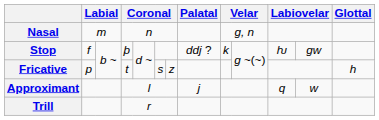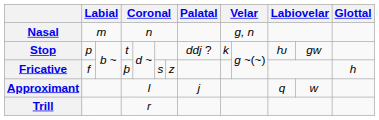(89, 50) f -> (89, 50) p
(127, 50) þ -> (127, 50) t
(89, 69) p -> (89, 69) f
(127, 69) t -> (127, 69) þ
